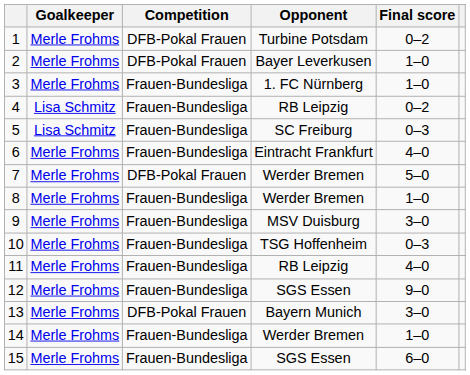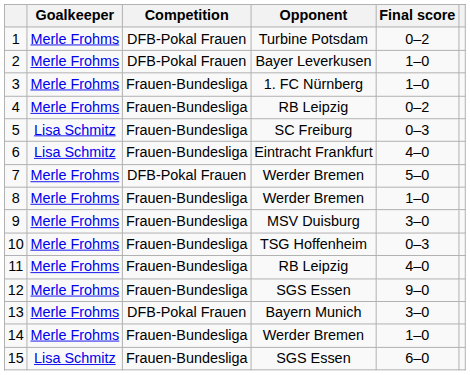(75, 107) Lisa Schmitz -> (75, 107) Merle Frohms
(75, 152) Merle Frohms -> (75, 152) Lisa Schmitz
(75, 358) Merle Frohms -> (75, 358) Lisa Schmitz
